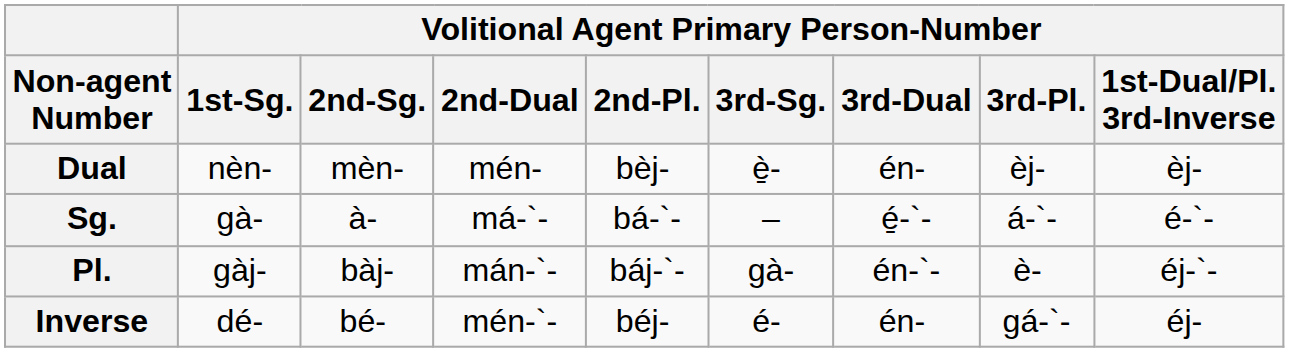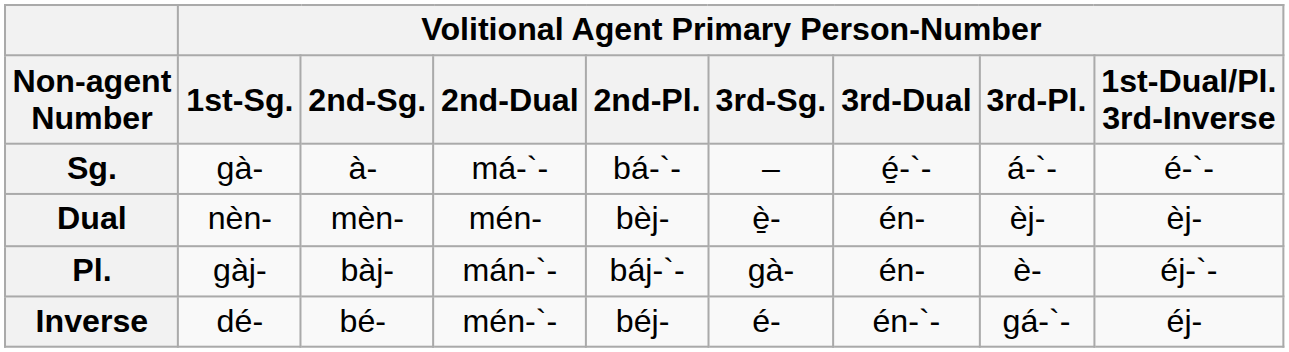rows swapped: (92, 219) <-> (92, 168)
(906, 270) én-`- -> (906, 270) én-
(906, 321) én- -> (906, 321) én-`-
